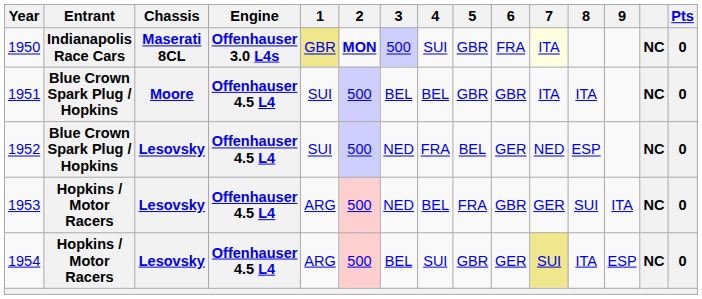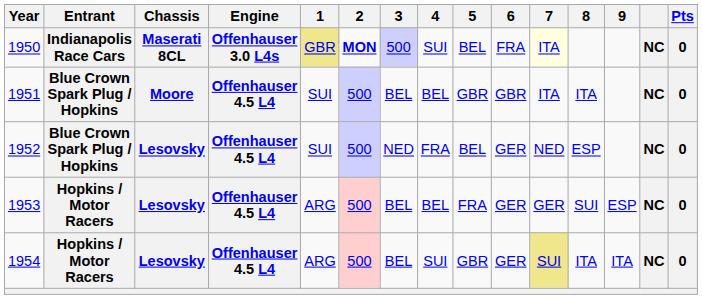(472, 47) GBR -> (472, 47) BEL
(399, 205) NED -> (399, 205) BEL
(511, 205) GBR -> (511, 205) GER
(622, 205) ITA -> (622, 205) ESP
(622, 261) ESP -> (622, 261) ITA
